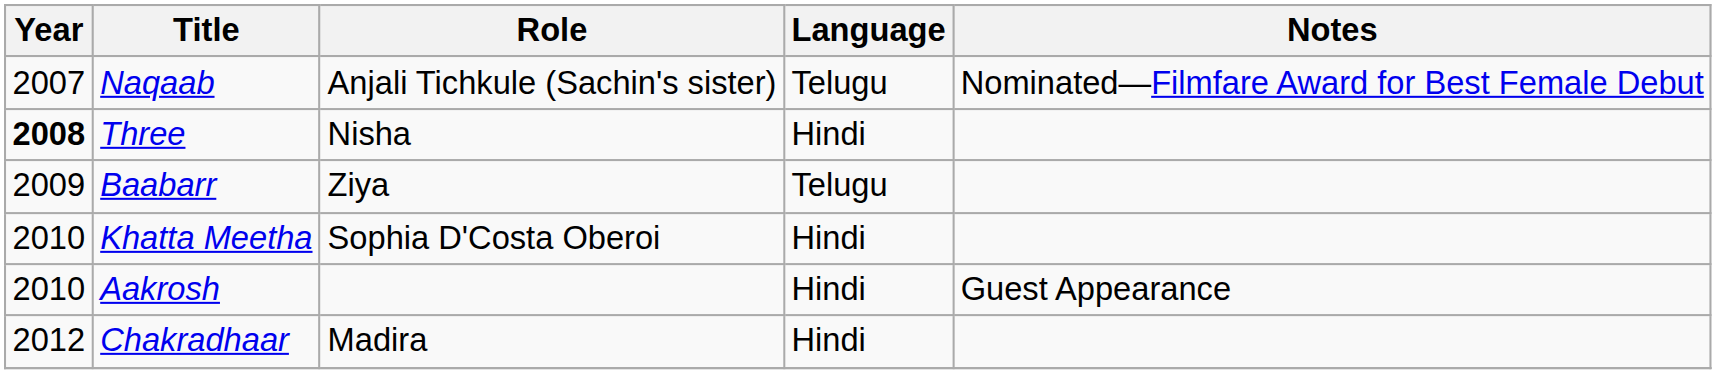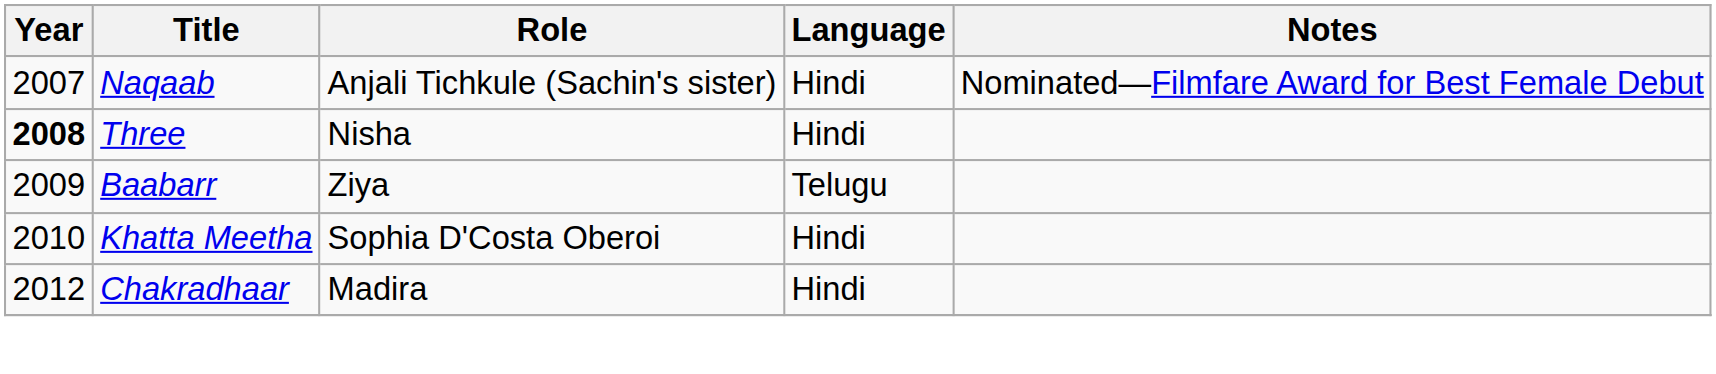(840, 82) Telugu -> (829, 82) Hindi
- row: (160, 289)
